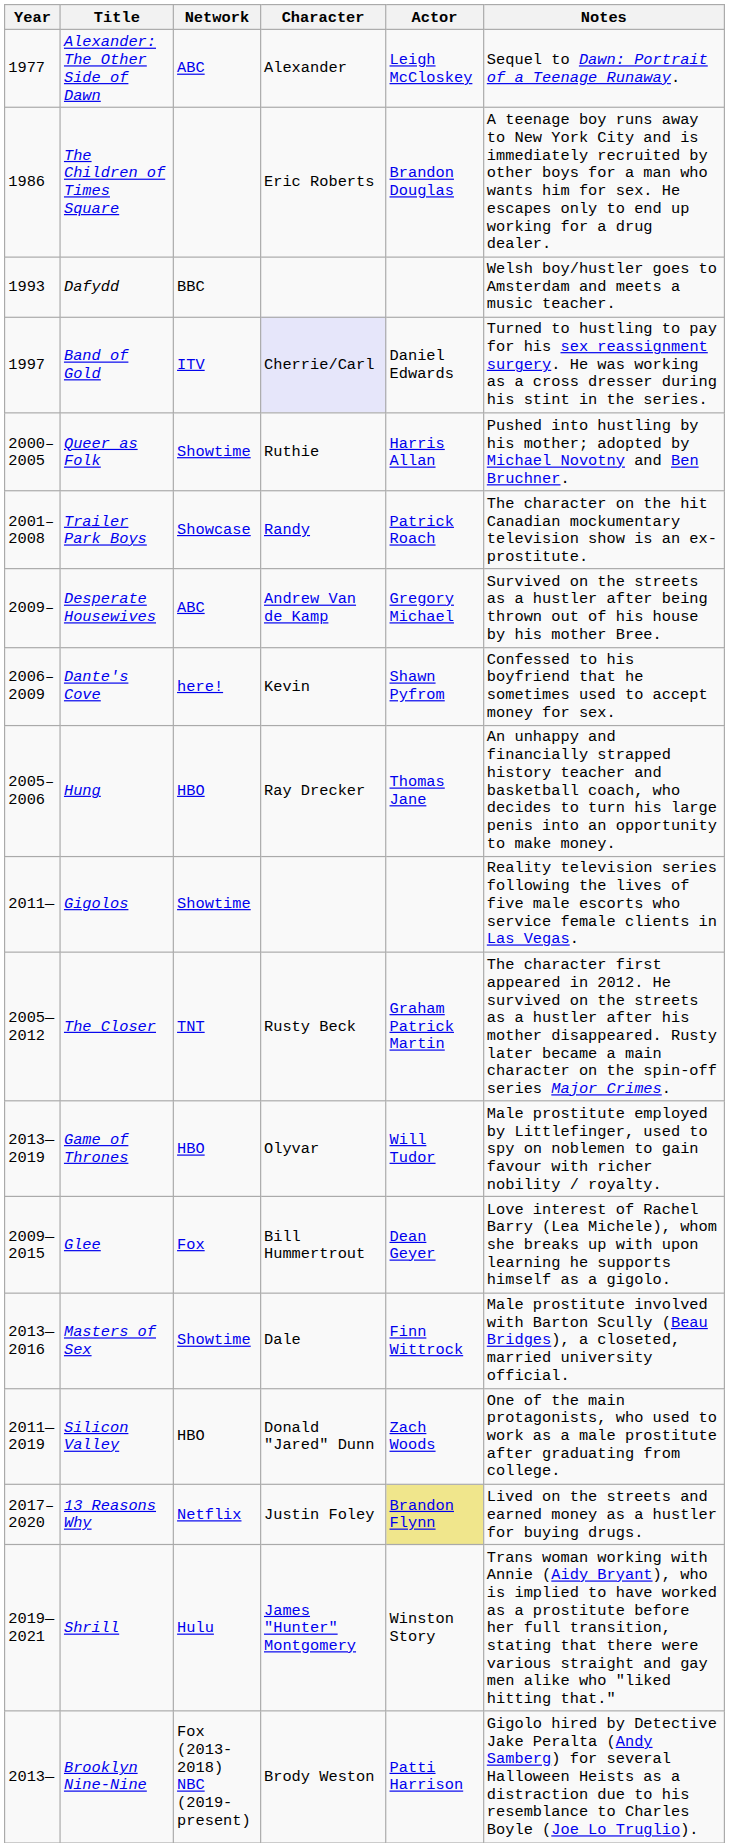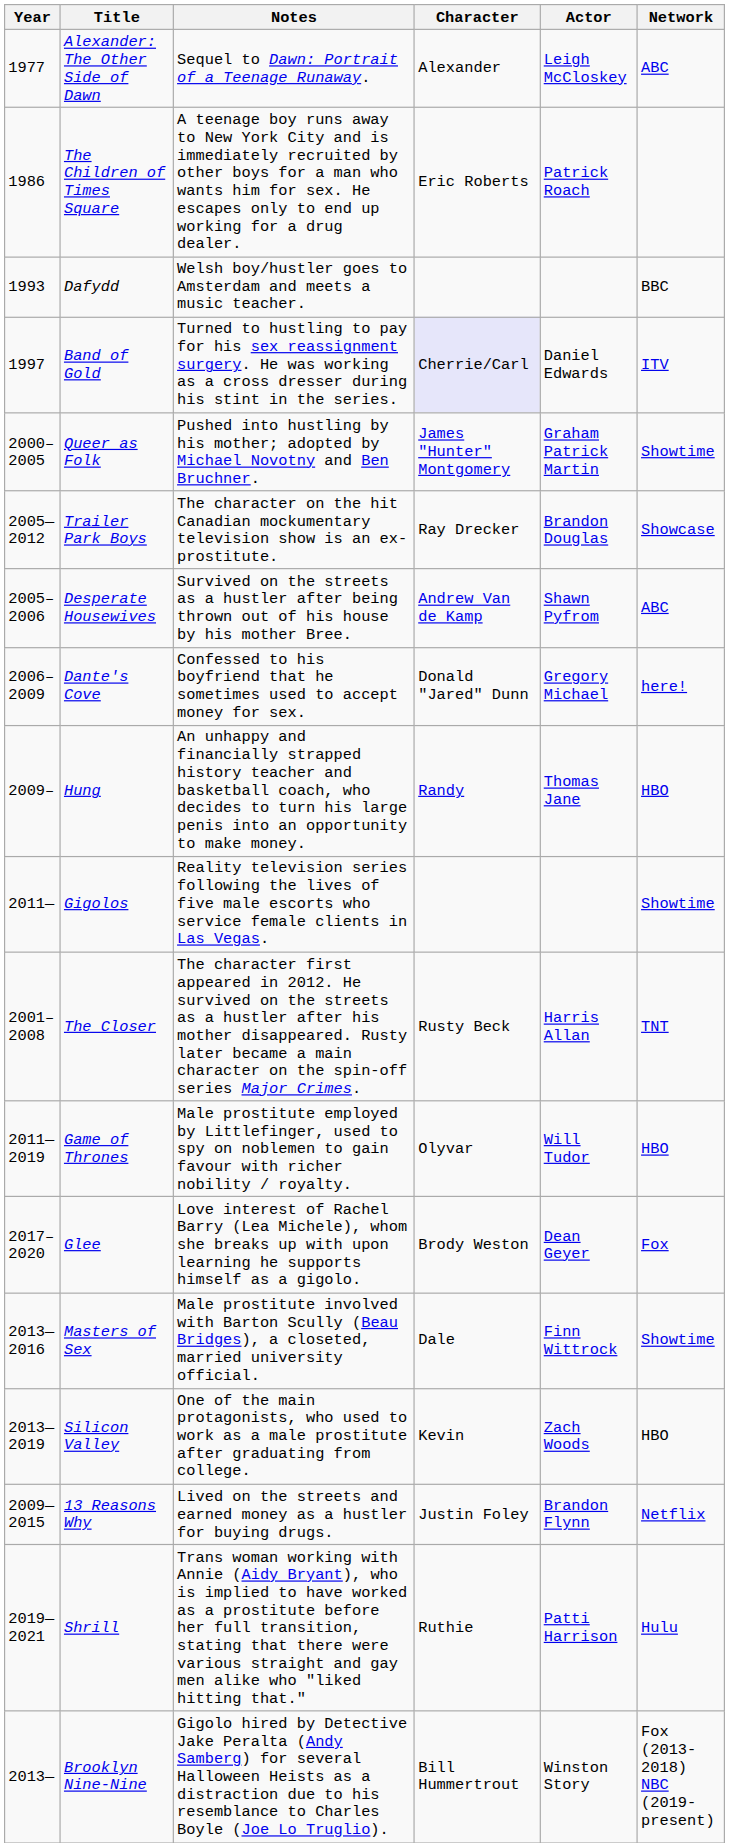columns swapped: (217, 17) <-> (604, 17)
(422, 182) Brandon Douglas -> (576, 182) Patrick Roach
(292, 452) Ruthie -> (464, 452) James "Hunter" Montgomery
(417, 452) Harris Allan -> (576, 452) Graham Patrick Martin
(31, 530) 2001–2008 -> (31, 530) 2005—2012
(287, 530) Randy -> (469, 530) Ray Drecker
(422, 530) Patrick Roach -> (576, 530) Brandon Douglas
(31, 608) 2009– -> (31, 608) 2005–2006
(422, 608) Gregory Michael -> (571, 608) Shawn Pyfrom
(287, 686) Kevin -> (473, 686) Donald "Jared" Dunn
(417, 686) Shawn Pyfrom -> (576, 686) Gregory Michael
(31, 791) 2005–2006 -> (31, 791) 2009–
(315, 791) Ray Drecker -> (441, 791) Randy
(31, 1027) 2005—2012 -> (31, 1027) 2001–2008
(422, 1027) Graham Patrick Martin -> (571, 1027) Harris Allan
(31, 1149) 2013—2019 -> (31, 1149) 2011—2019
(31, 1245) 2009—2015 -> (31, 1245) 2017–2020
(315, 1245) Bill Hummertrout -> (473, 1245) Brody Weston
(31, 1436) 2011—2019 -> (31, 1436) 2013—2019
(319, 1436) Donald "Jared" Dunn -> (441, 1436) Kevin
(31, 1515) 2017–2020 -> (31, 1515) 2009—2015
(422, 1515) khaki background -> (576, 1515) no background
(310, 1628) James "Hunter" Montgomery -> (446, 1628) Ruthie
(422, 1628) Winston Story -> (581, 1628) Patti Harrison
(319, 1777) Brody Weston -> (469, 1777) Bill Hummertrout
(426, 1777) Patti Harrison -> (576, 1777) Winston Story
